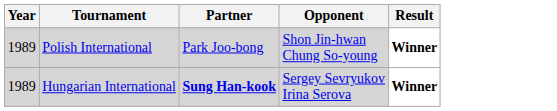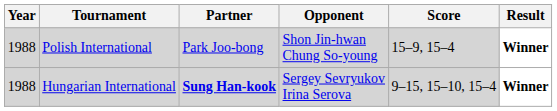+ column: (444, 16)
(22, 47) 1989 -> (22, 47) 1988
(22, 87) 1989 -> (22, 87) 1988
